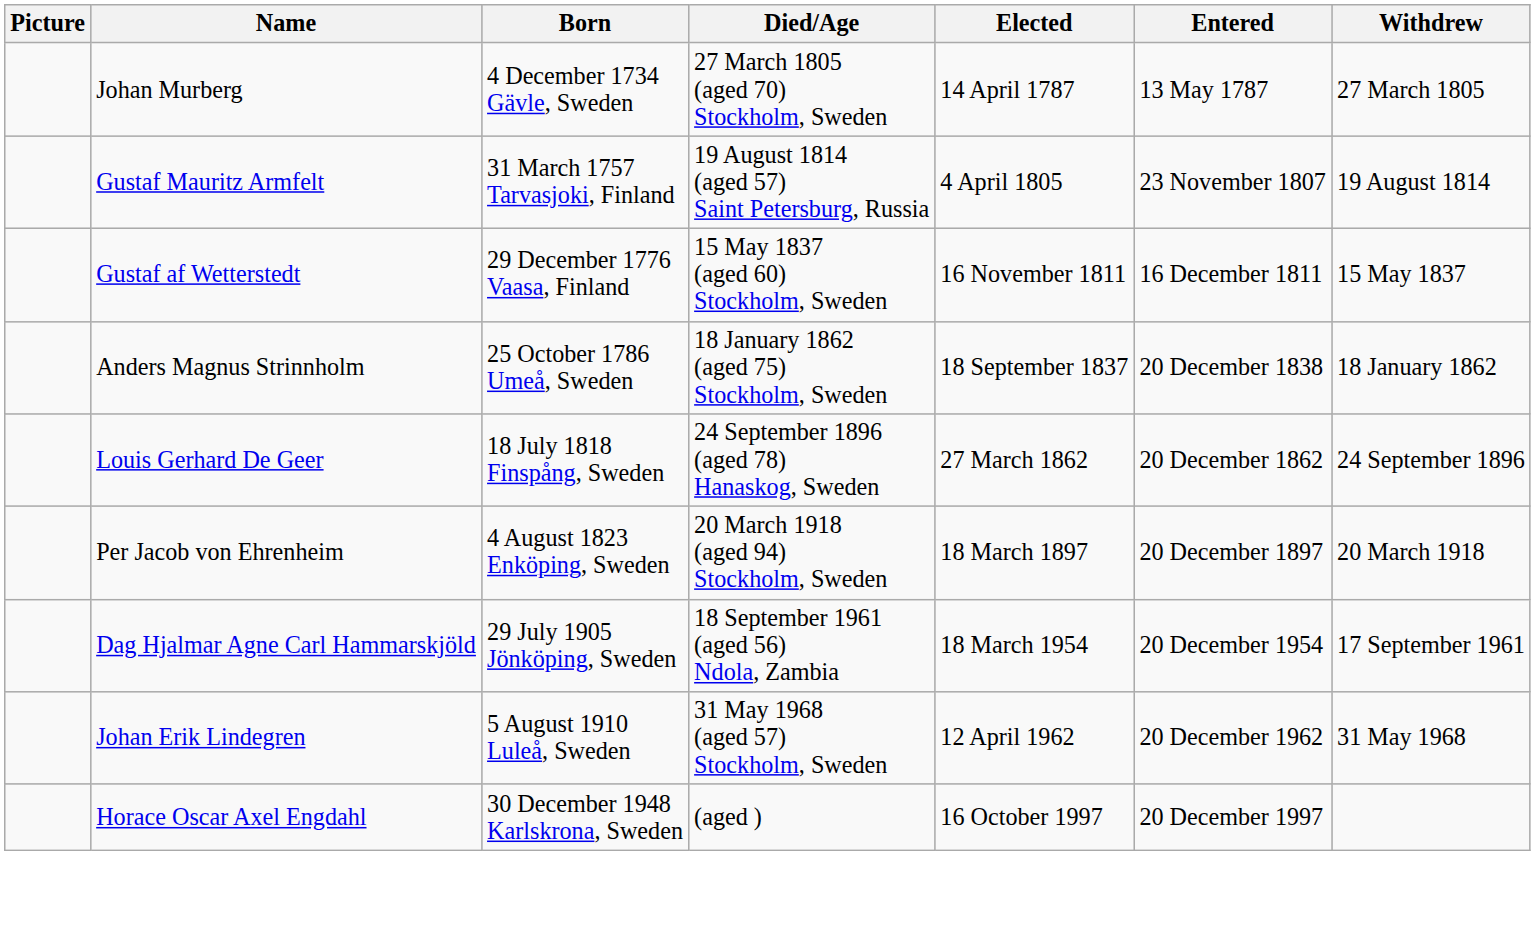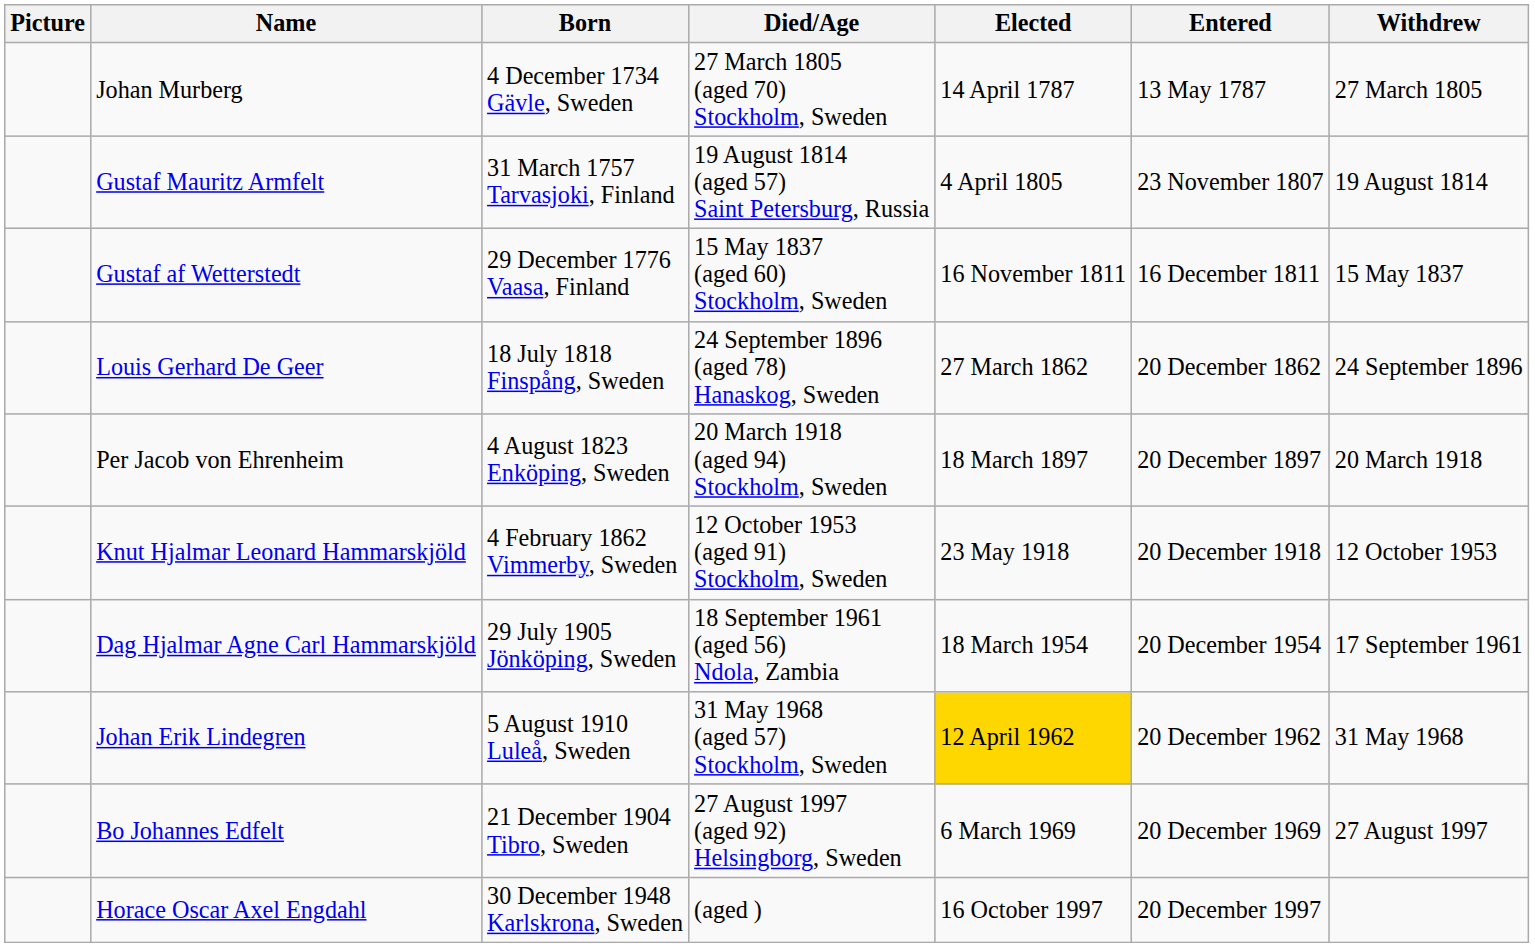- row: (230, 367)
+ row: (281, 552)
(1007, 737) no background -> (1007, 737) gold background
+ row: (190, 830)
